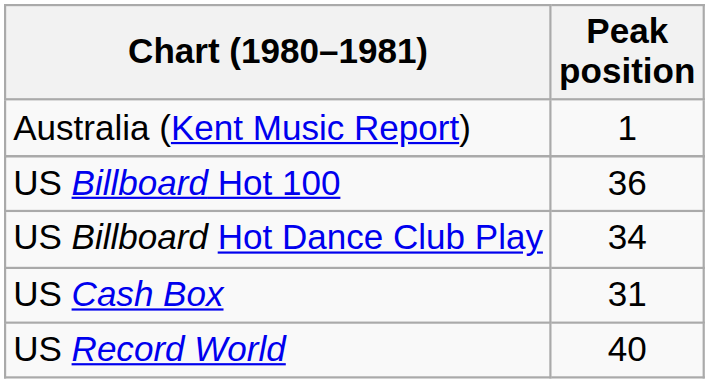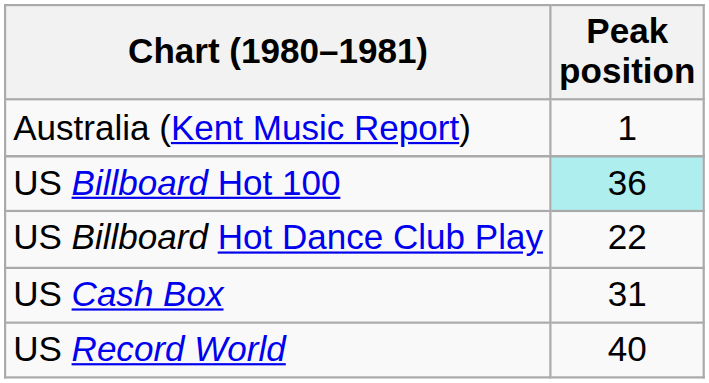(627, 182) no background -> (627, 182) paleturquoise background
(627, 238) 34 -> (627, 238) 22
